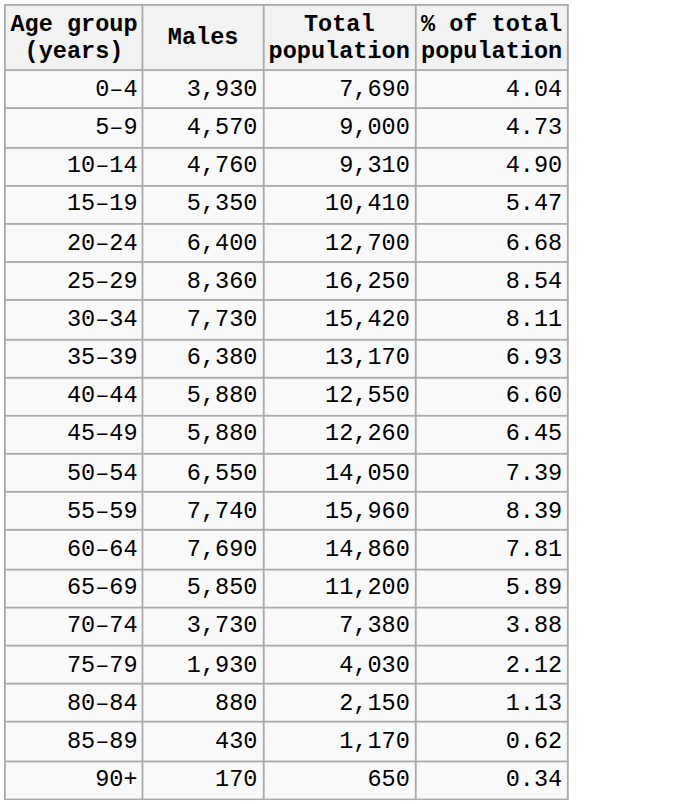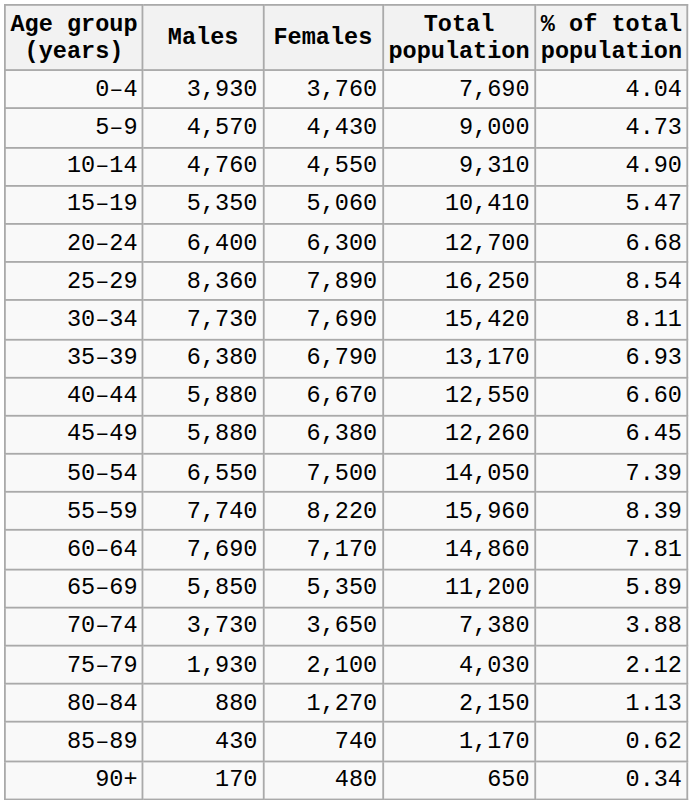+ column: (323, 38)
